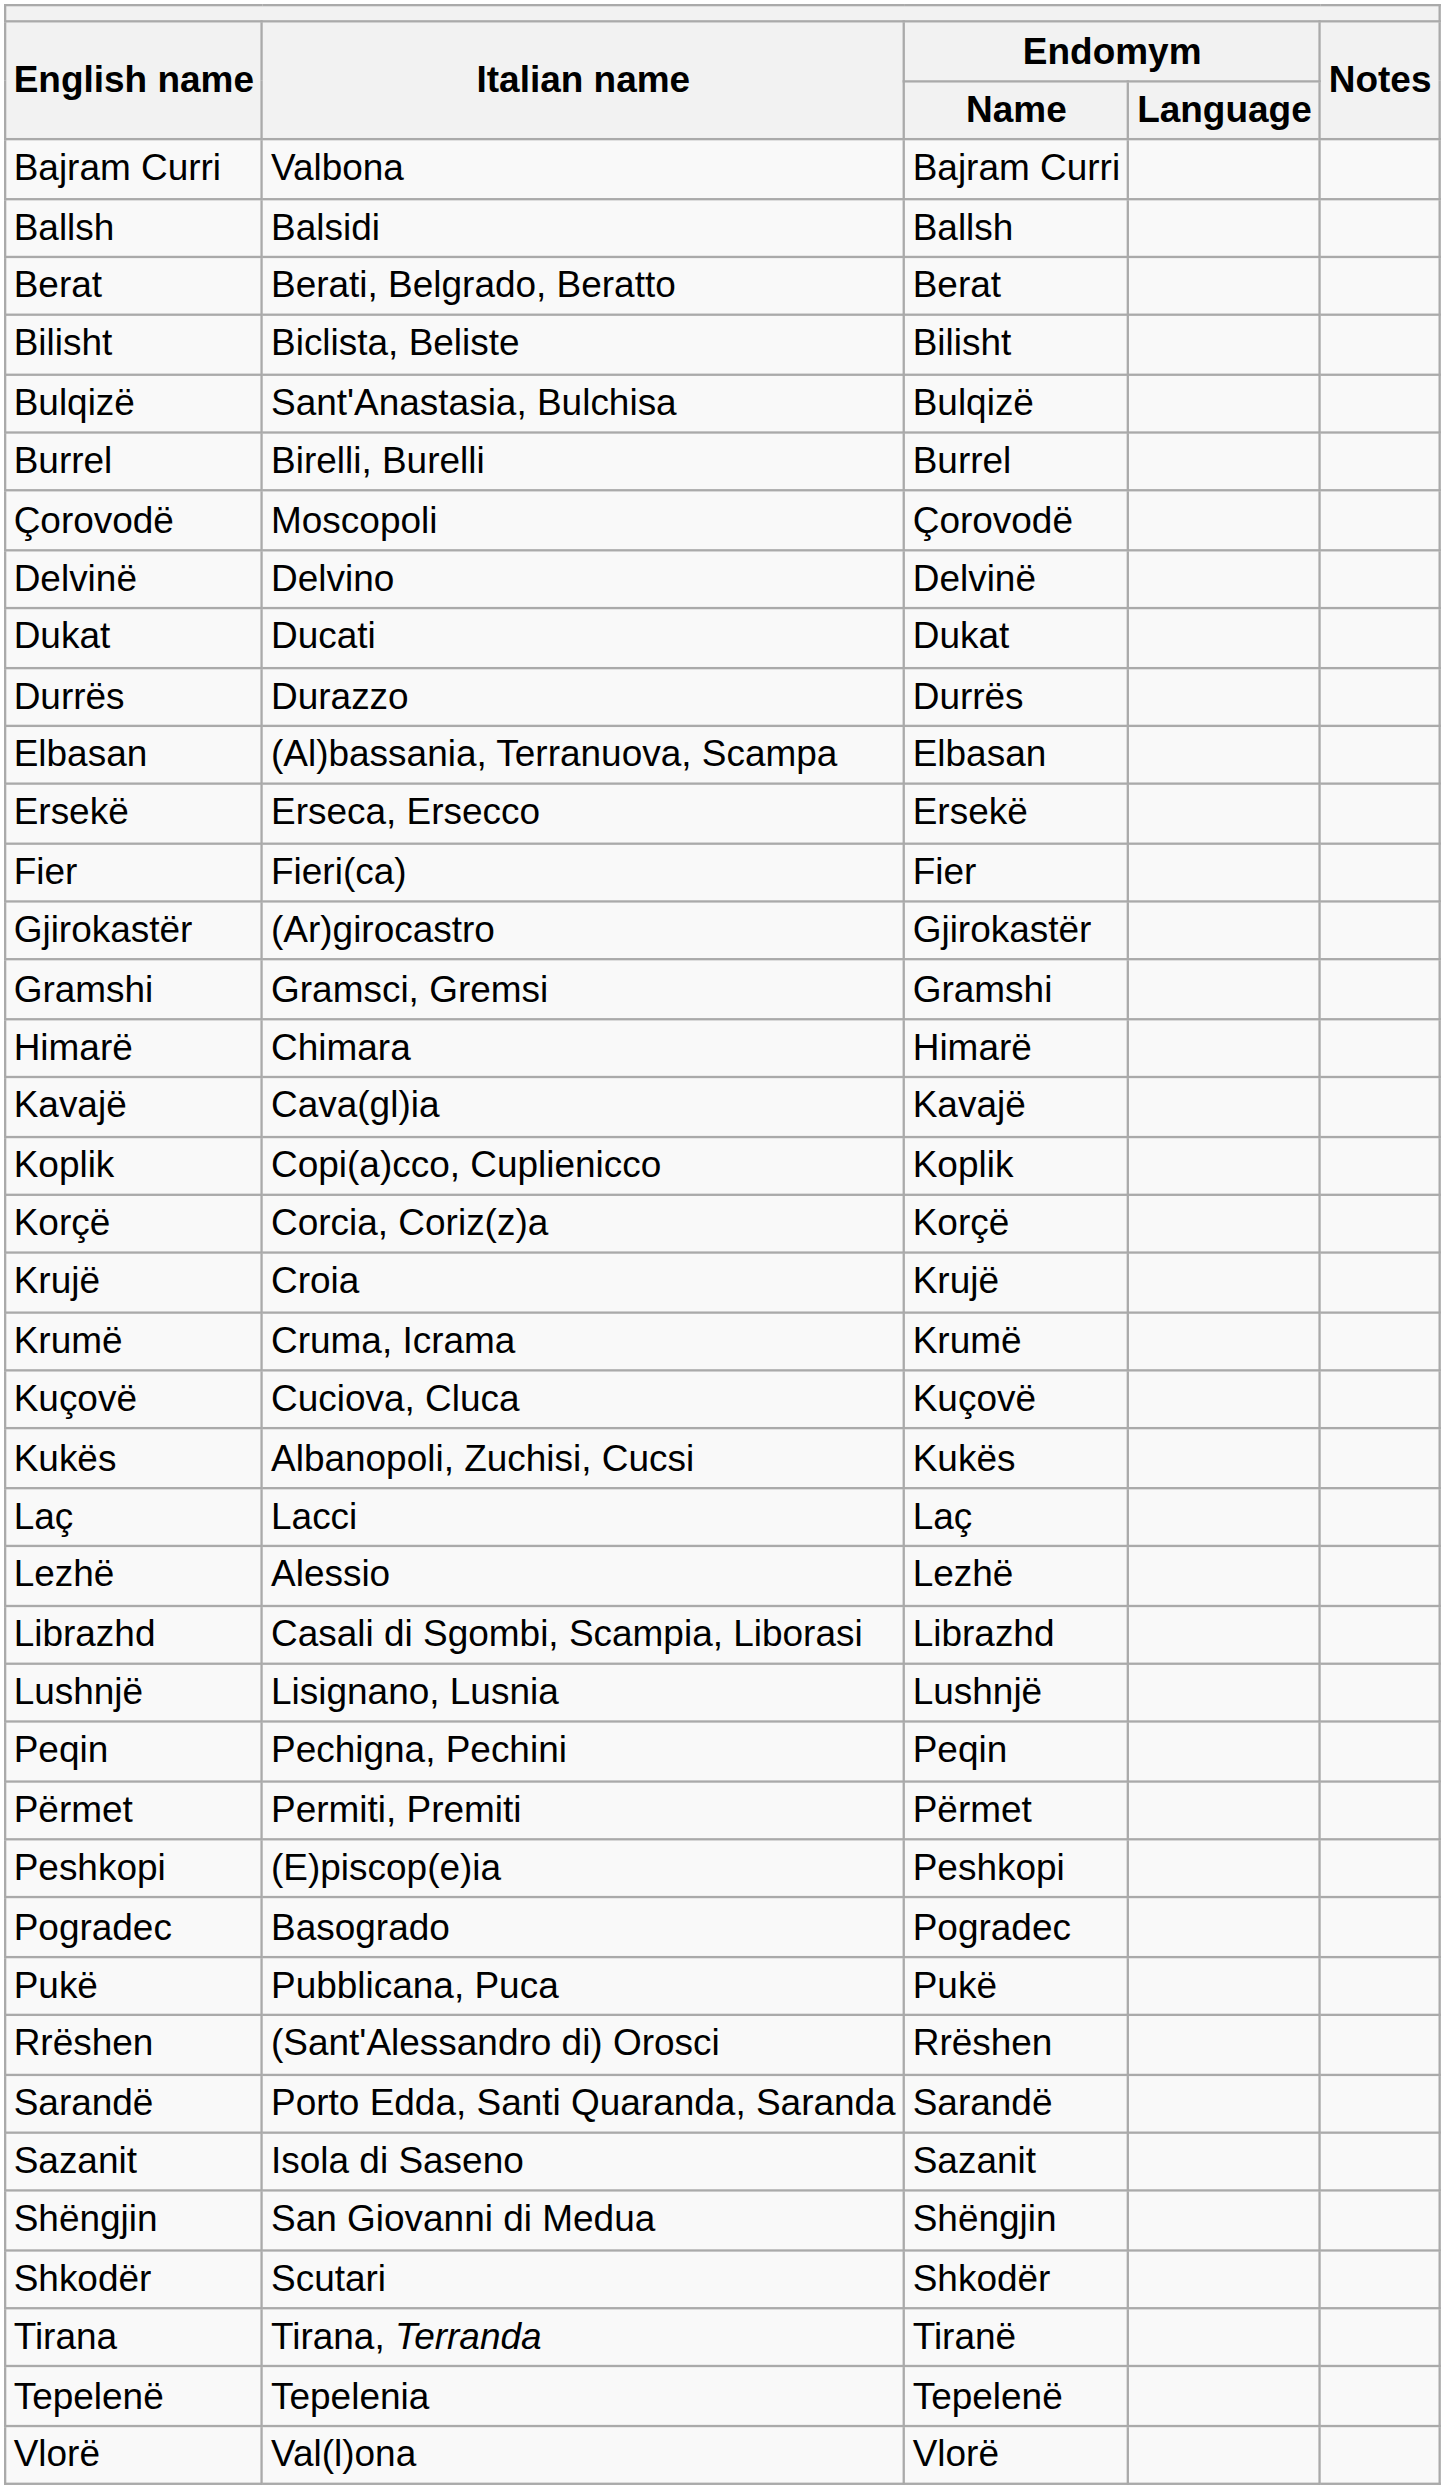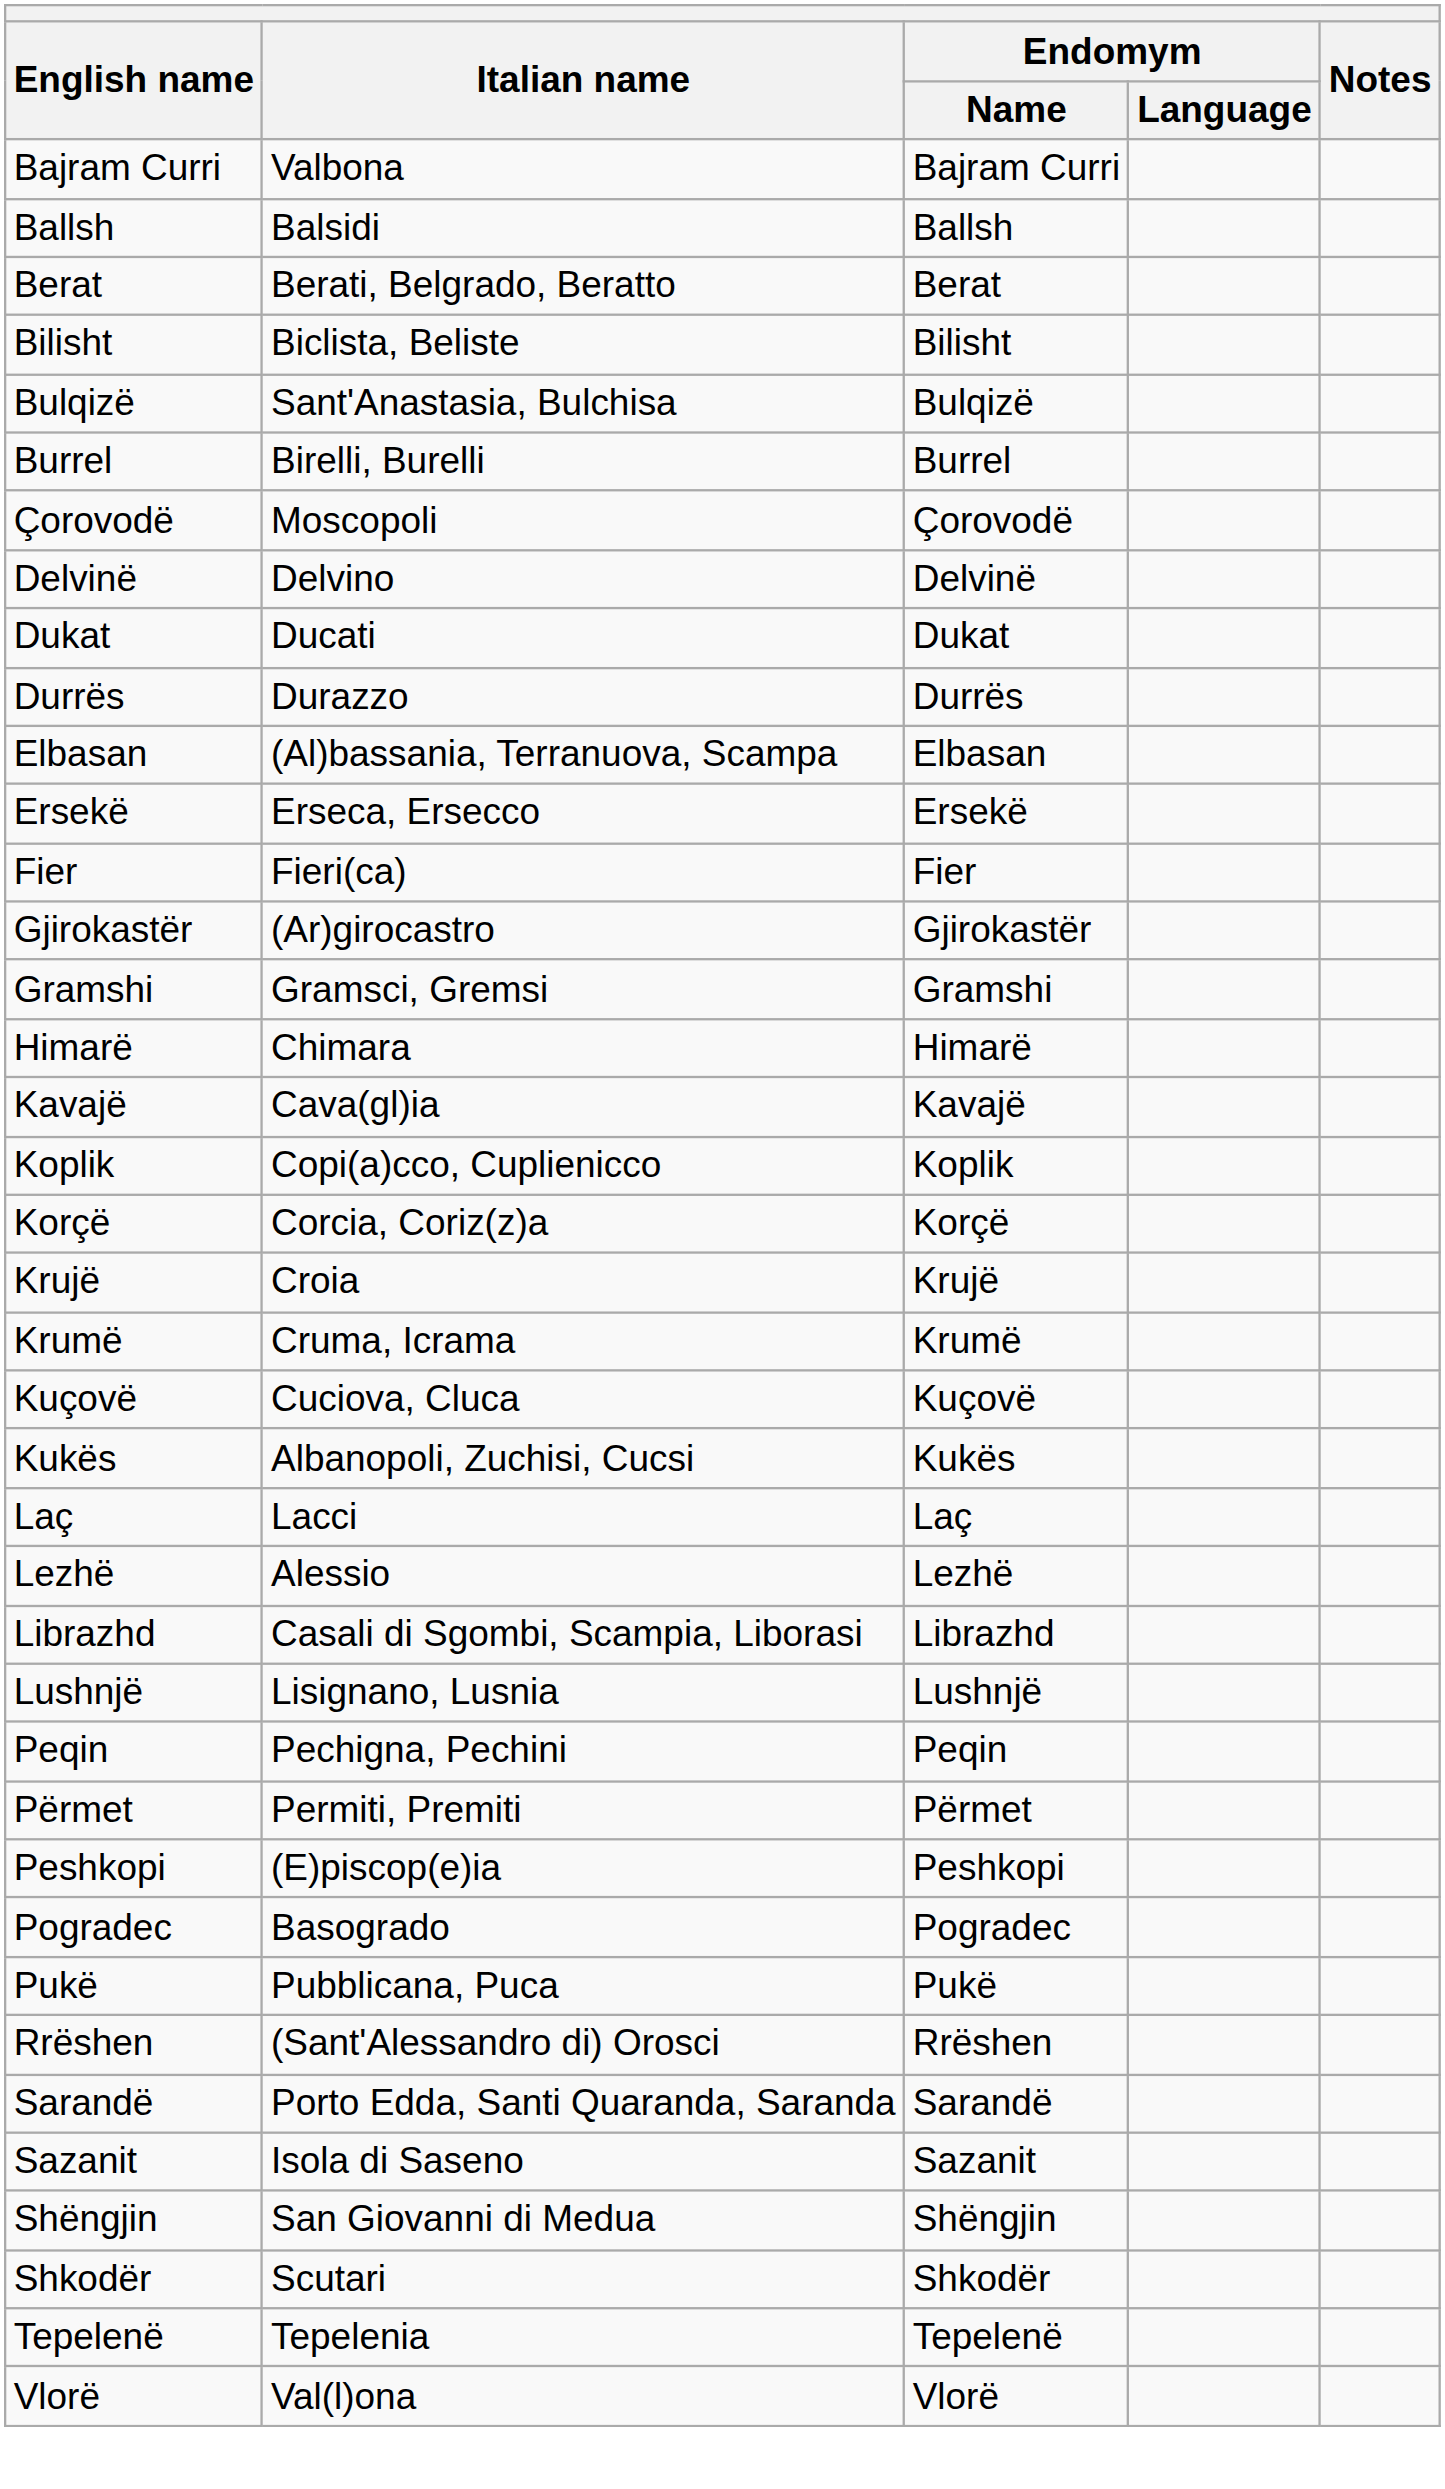- row: (65, 2336)
